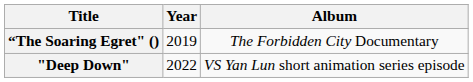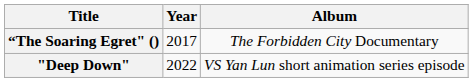(182, 41) 2019 -> (182, 41) 2017
